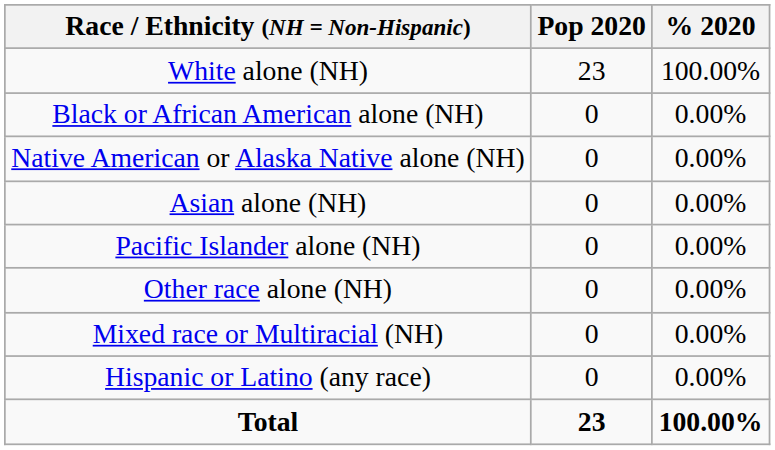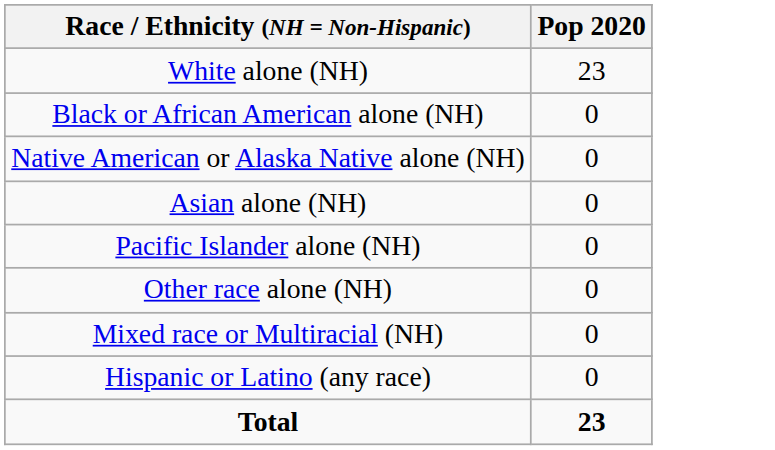- column: (711, 26)
